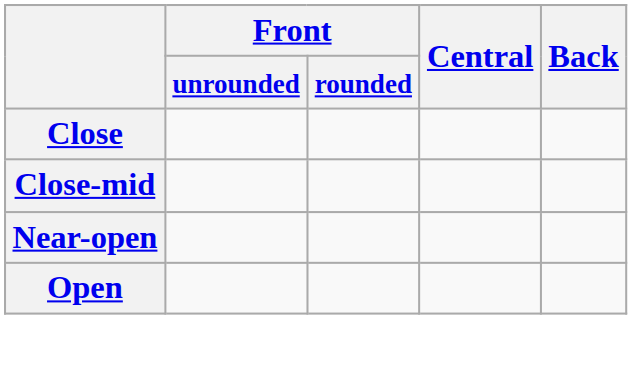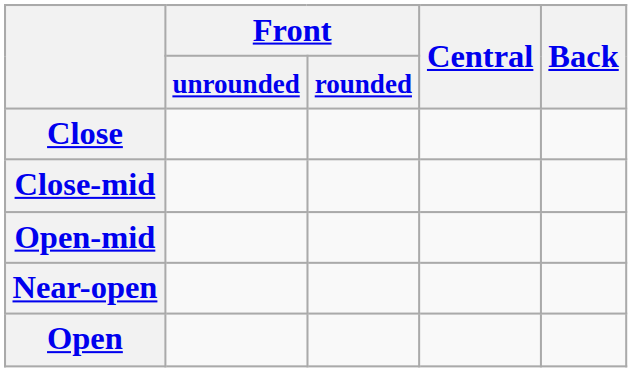+ row: (85, 236)
